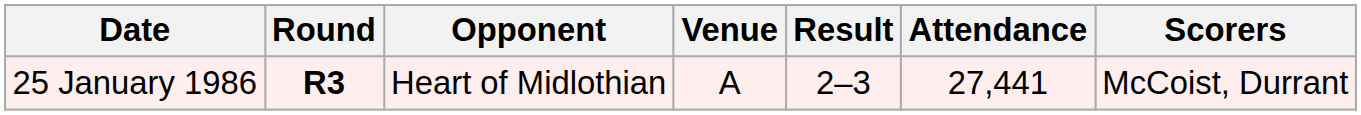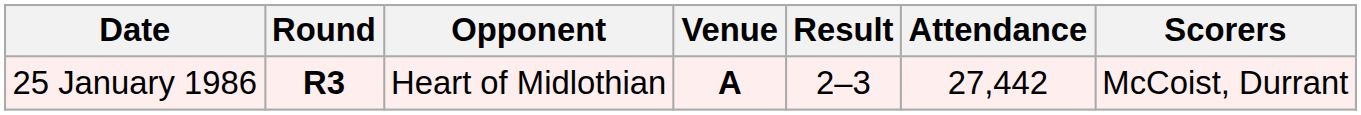(730, 82) normal -> (730, 82) bold
(998, 82) 27,441 -> (998, 82) 27,442
